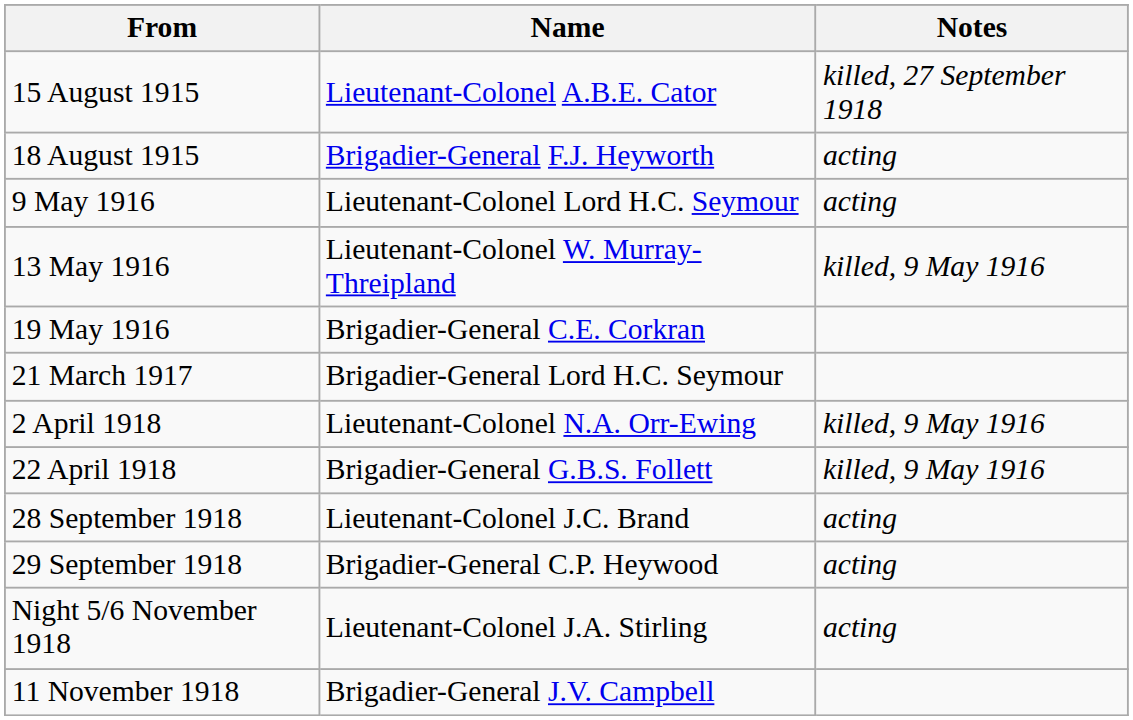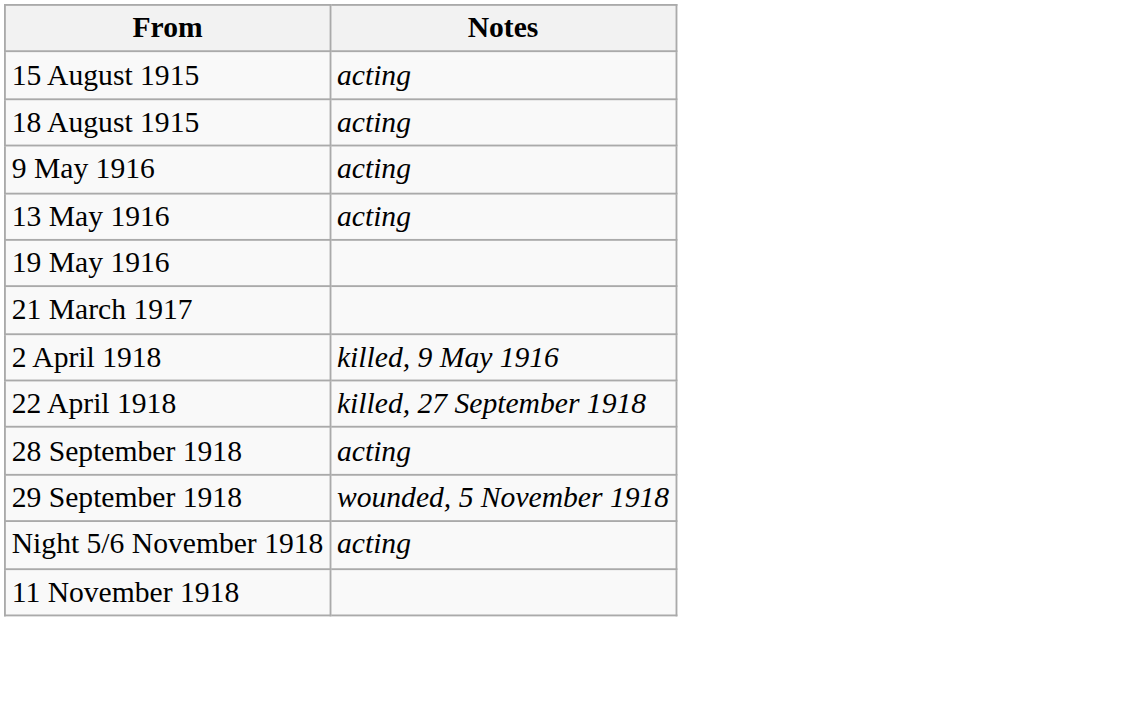- column: (568, 27)
(944, 91) killed, 27 September 1918 -> (374, 74) acting
(934, 265) killed, 9 May 1916 -> (374, 215) acting
(934, 470) killed, 9 May 1916 -> (492, 403) killed, 27 September 1918
(860, 564) acting -> (503, 497) wounded, 5 November 1918
